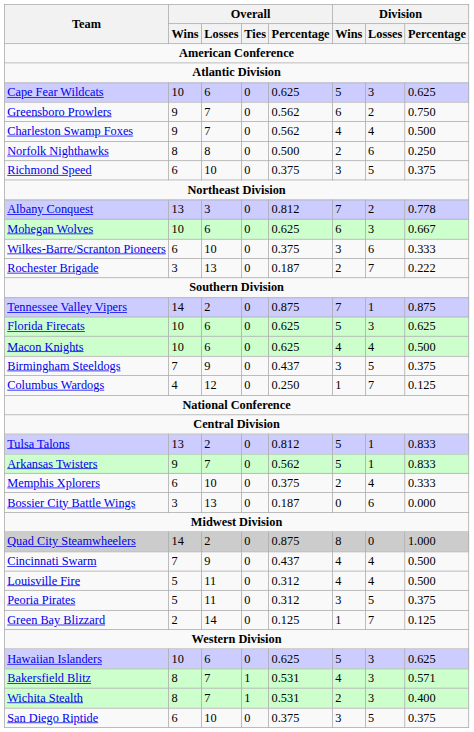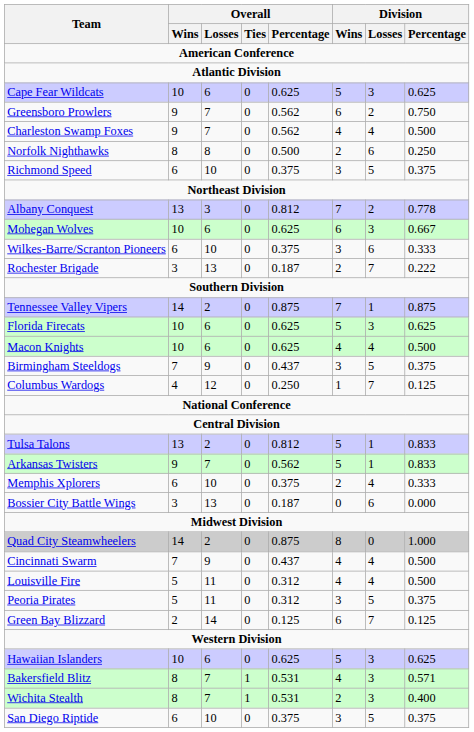(338, 619) 1 -> (338, 619) 6
